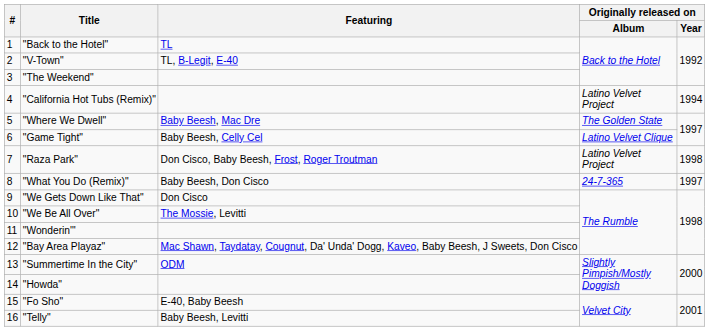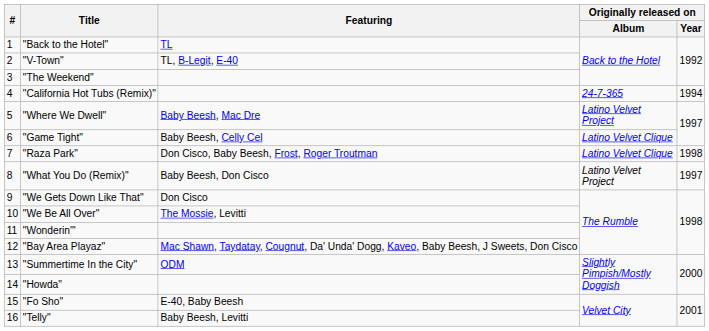(611, 99) Latino Velvet Project -> (603, 93) 24-7-365
(622, 121) The Golden State -> (611, 115) Latino Velvet Project
(611, 159) Latino Velvet Project -> (627, 154) Latino Velvet Clique
(603, 181) 24-7-365 -> (611, 176) Latino Velvet Project
